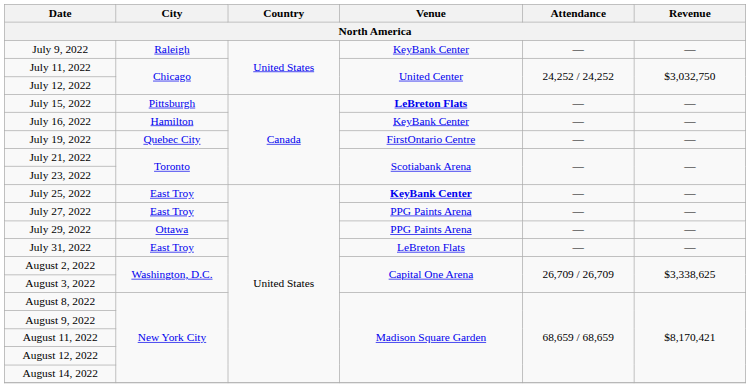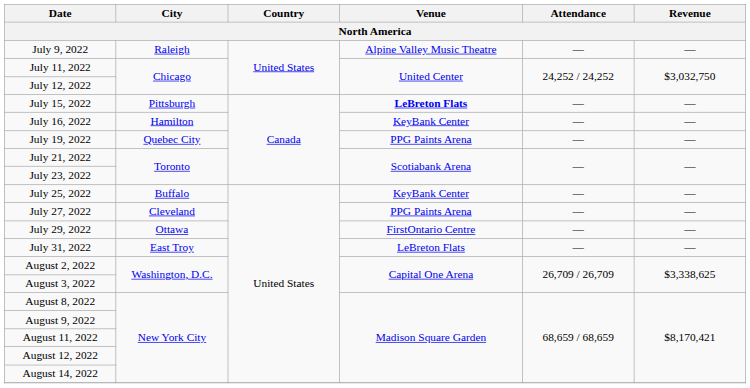(431, 49) KeyBank Center -> (431, 49) Alpine Valley Music Theatre
(431, 139) FirstOntario Centre -> (431, 139) PPG Paints Arena
(172, 193) East Troy -> (172, 193) Buffalo
(431, 193) bold -> (431, 193) normal
(172, 211) East Troy -> (172, 211) Cleveland
(431, 229) PPG Paints Arena -> (431, 229) FirstOntario Centre
